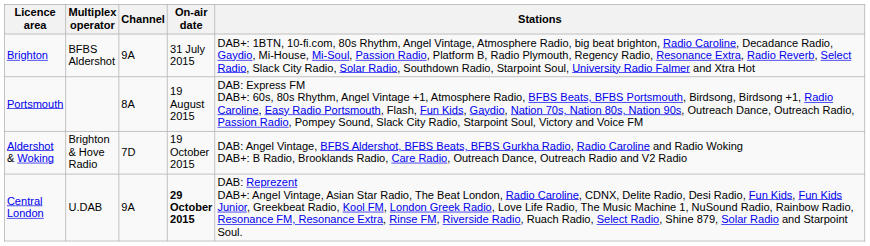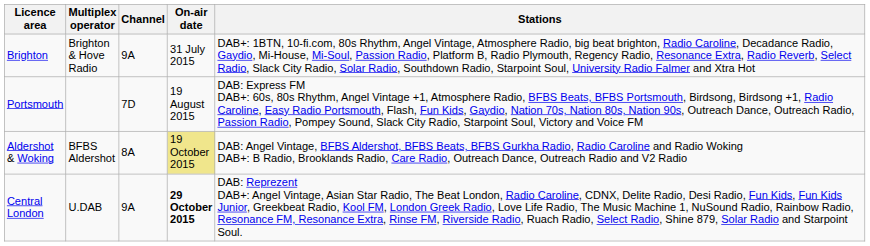(92, 55) BFBS Aldershot -> (89, 55) Brighton & Hove Radio
(128, 104) 8A -> (128, 104) 7D
(89, 152) Brighton & Hove Radio -> (92, 152) BFBS Aldershot
(128, 152) 7D -> (128, 152) 8A
(190, 152) no background -> (190, 152) khaki background
